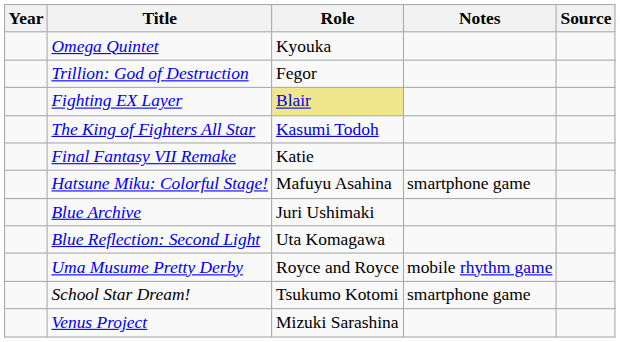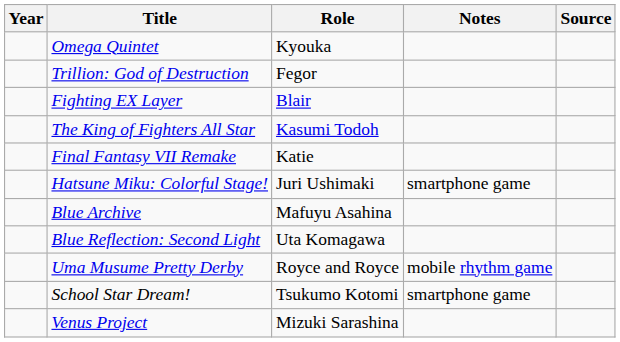(293, 101) khaki background -> (293, 101) no background
(334, 184) Mafuyu Asahina -> (325, 184) Juri Ushimaki
(325, 211) Juri Ushimaki -> (334, 211) Mafuyu Asahina
